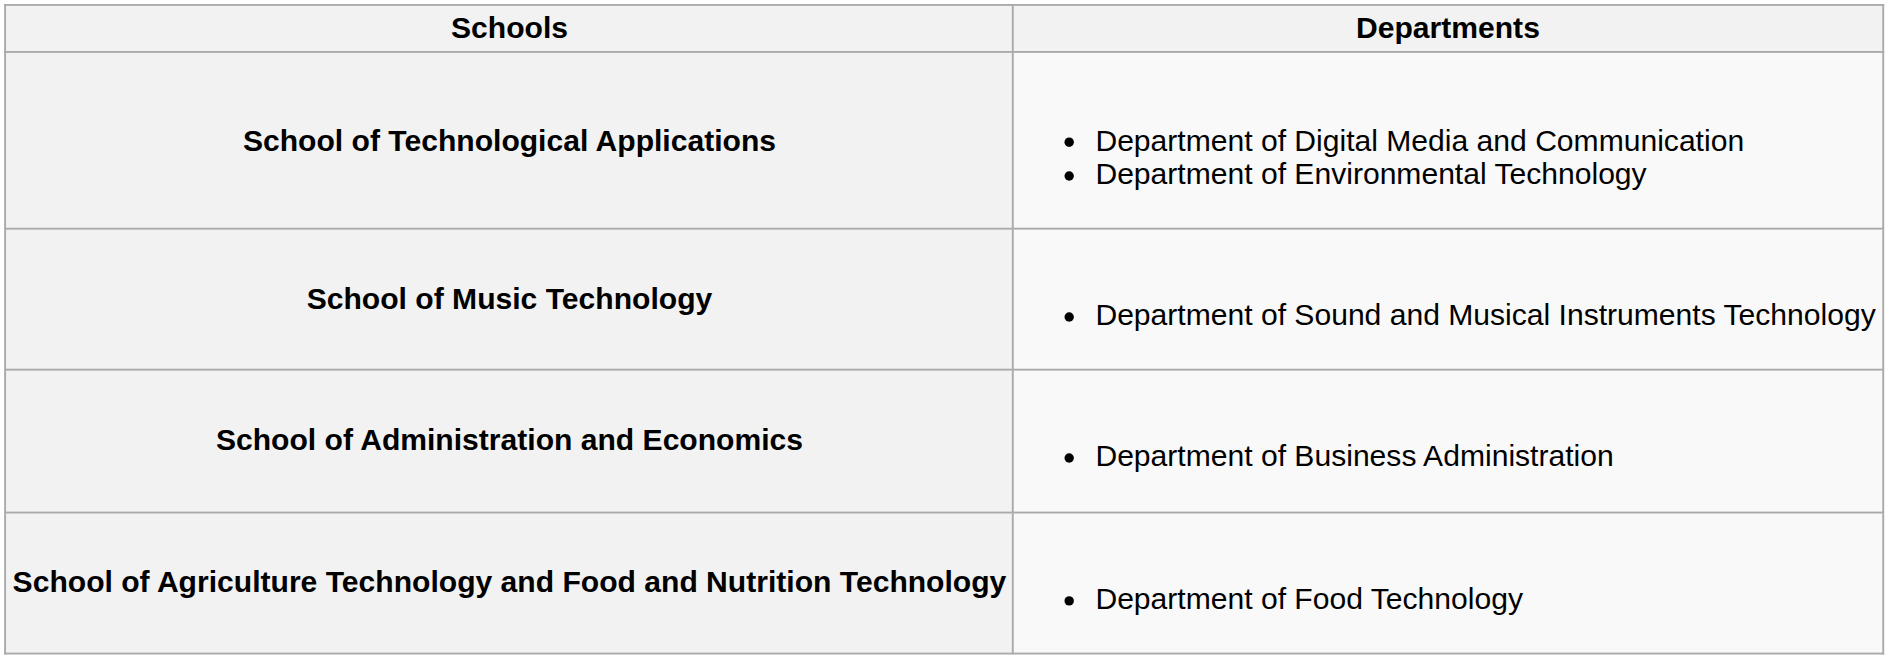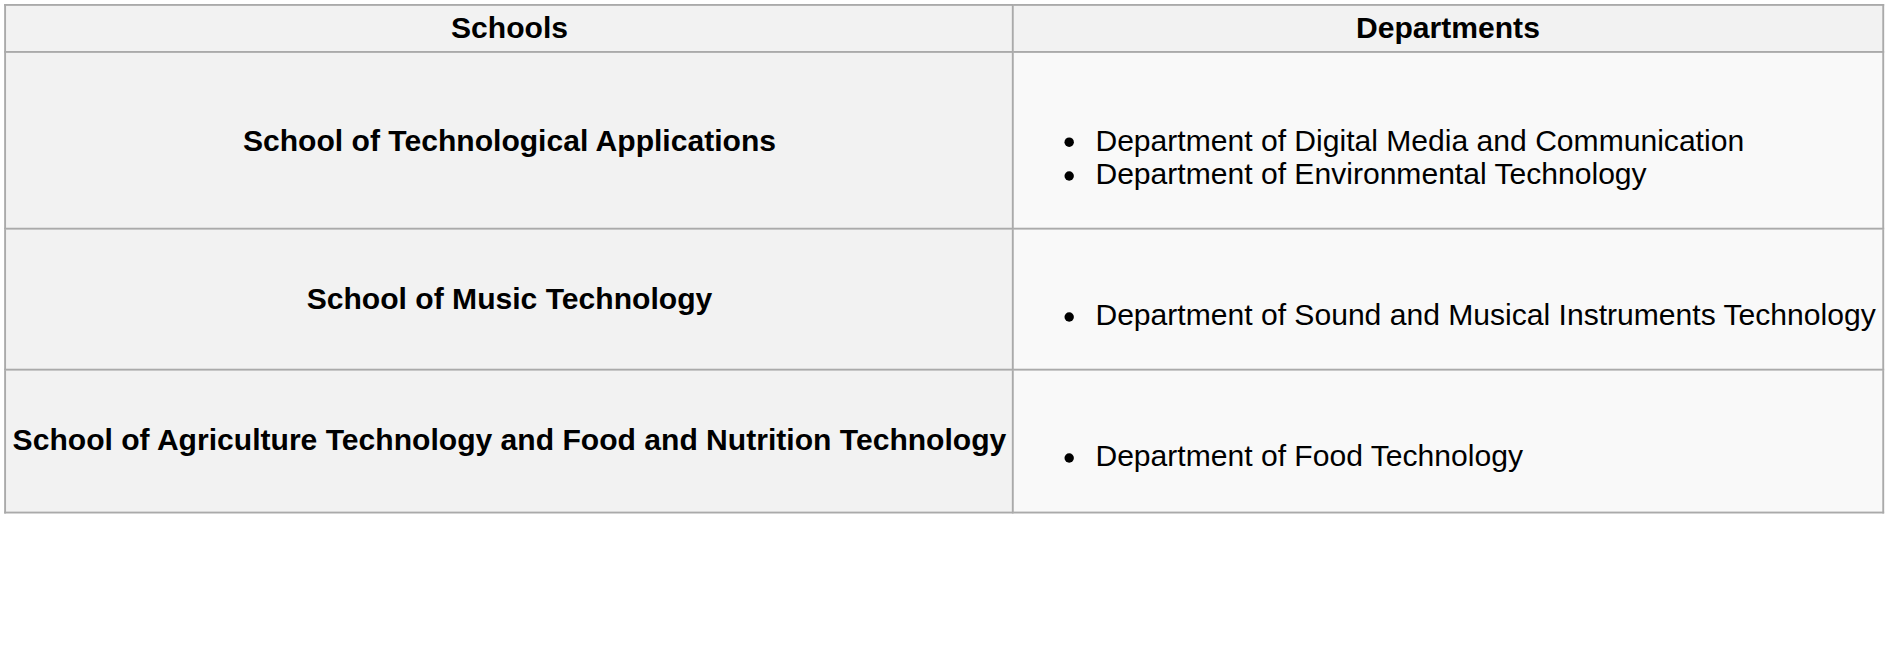- row: (509, 440)
